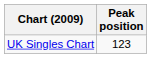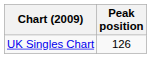(121, 44) 123 -> (121, 44) 126
